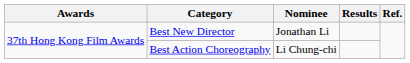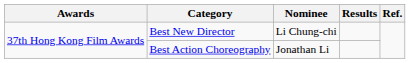(302, 31) Jonathan Li -> (306, 31) Li Chung-chi
(306, 49) Li Chung-chi -> (302, 49) Jonathan Li
